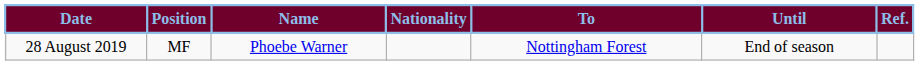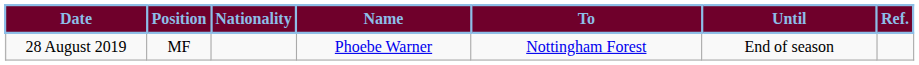columns swapped: (429, 19) <-> (299, 19)
